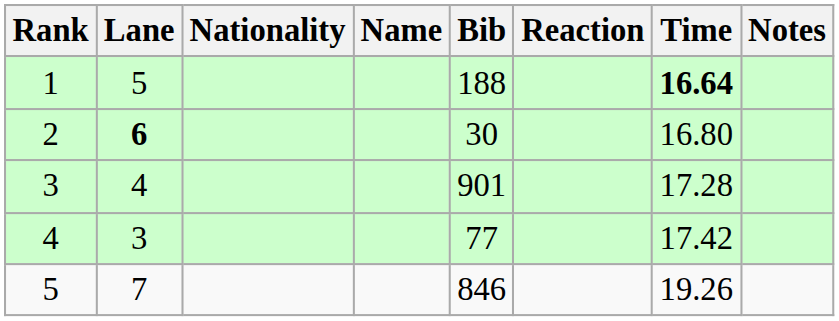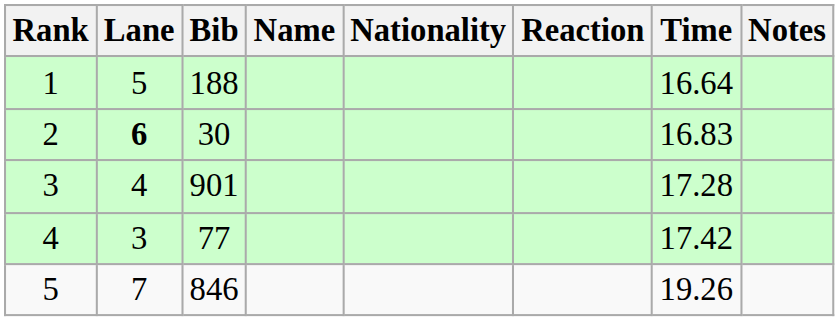columns swapped: (482, 30) <-> (268, 30)
(696, 82) bold -> (696, 82) normal
(696, 133) 16.80 -> (696, 133) 16.83
